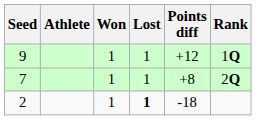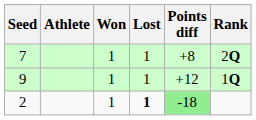rows swapped: (23, 56) <-> (23, 79)
(187, 102) no background -> (187, 102) lightgreen background
